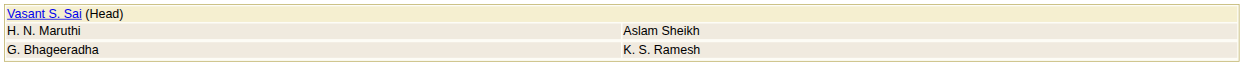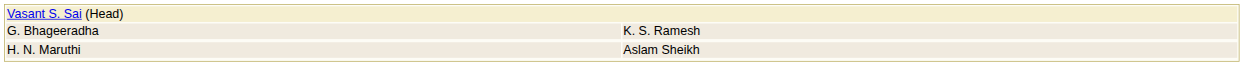rows swapped: (53, 50) <-> (44, 31)
